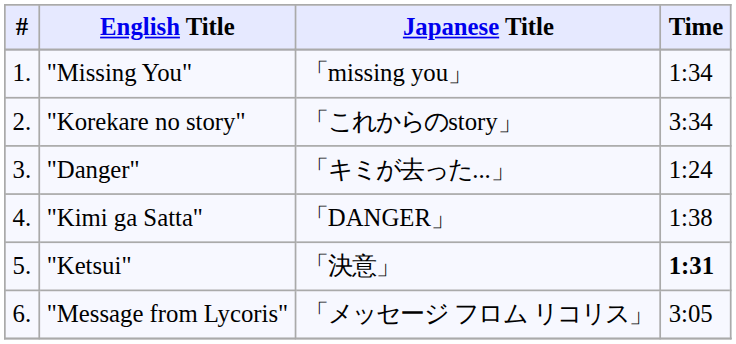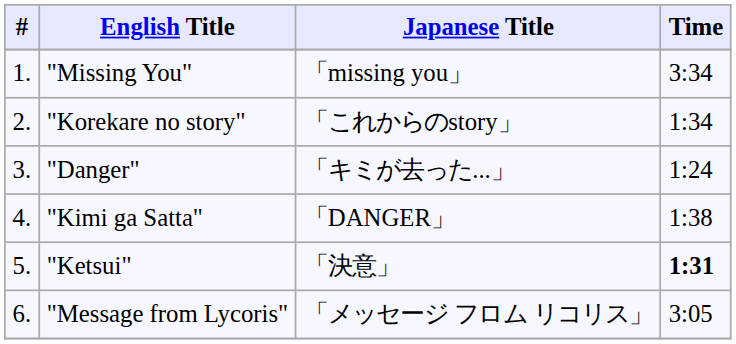(691, 73) 1:34 -> (691, 73) 3:34
(691, 121) 3:34 -> (691, 121) 1:34
